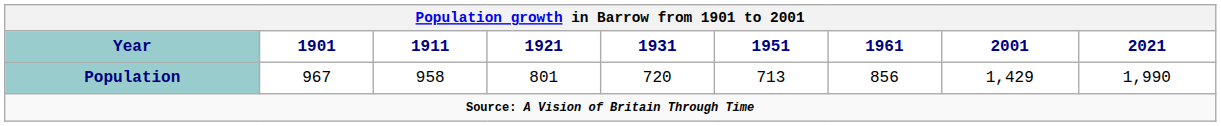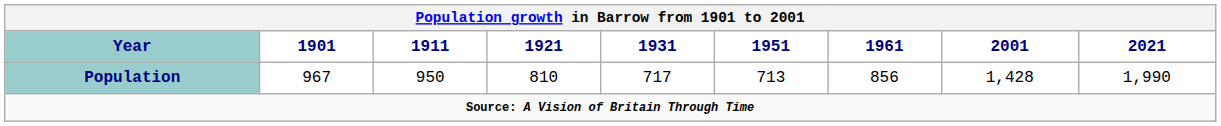(430, 77) 958 -> (430, 77) 950
(544, 77) 801 -> (544, 77) 810
(657, 77) 720 -> (657, 77) 717
(1010, 77) 1,429 -> (1010, 77) 1,428
